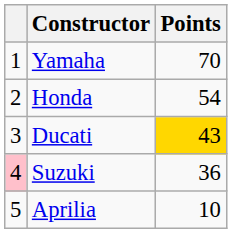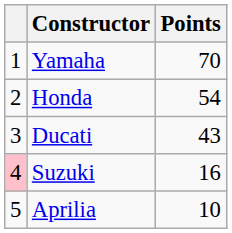(210, 135) gold background -> (210, 135) no background
(210, 172) 36 -> (210, 172) 16
